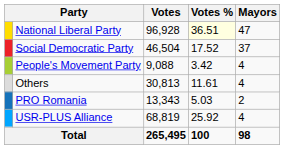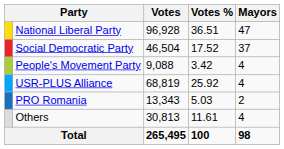(205, 30) lightyellow background -> (205, 30) no background
rows swapped: (64, 118) <-> (32, 83)
